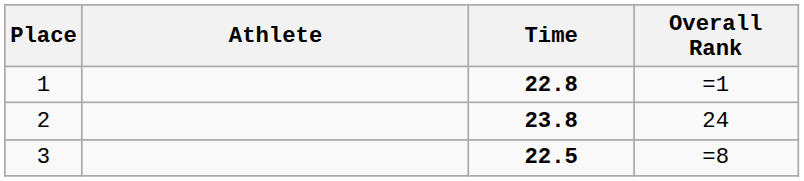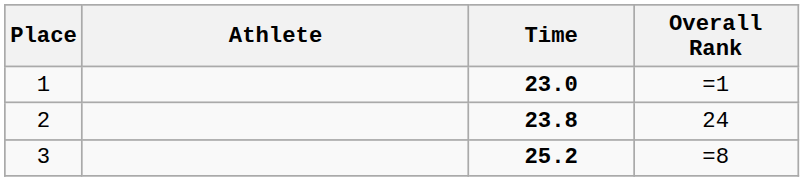(551, 85) 22.8 -> (551, 85) 23.0
(551, 157) 22.5 -> (551, 157) 25.2
